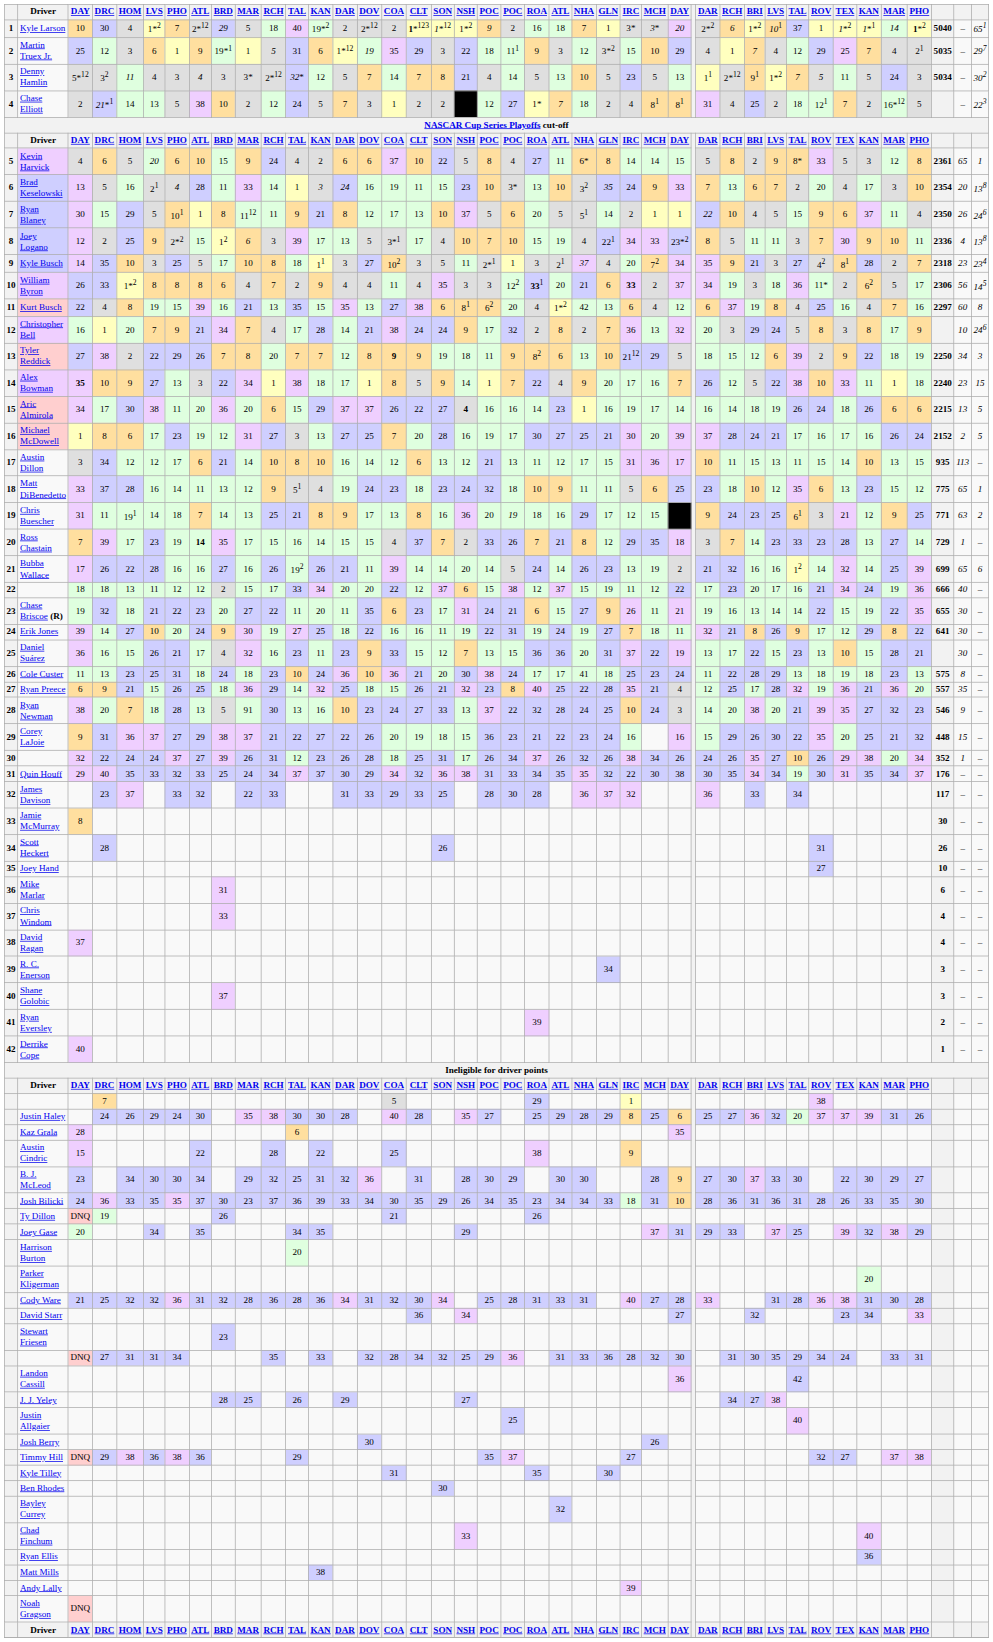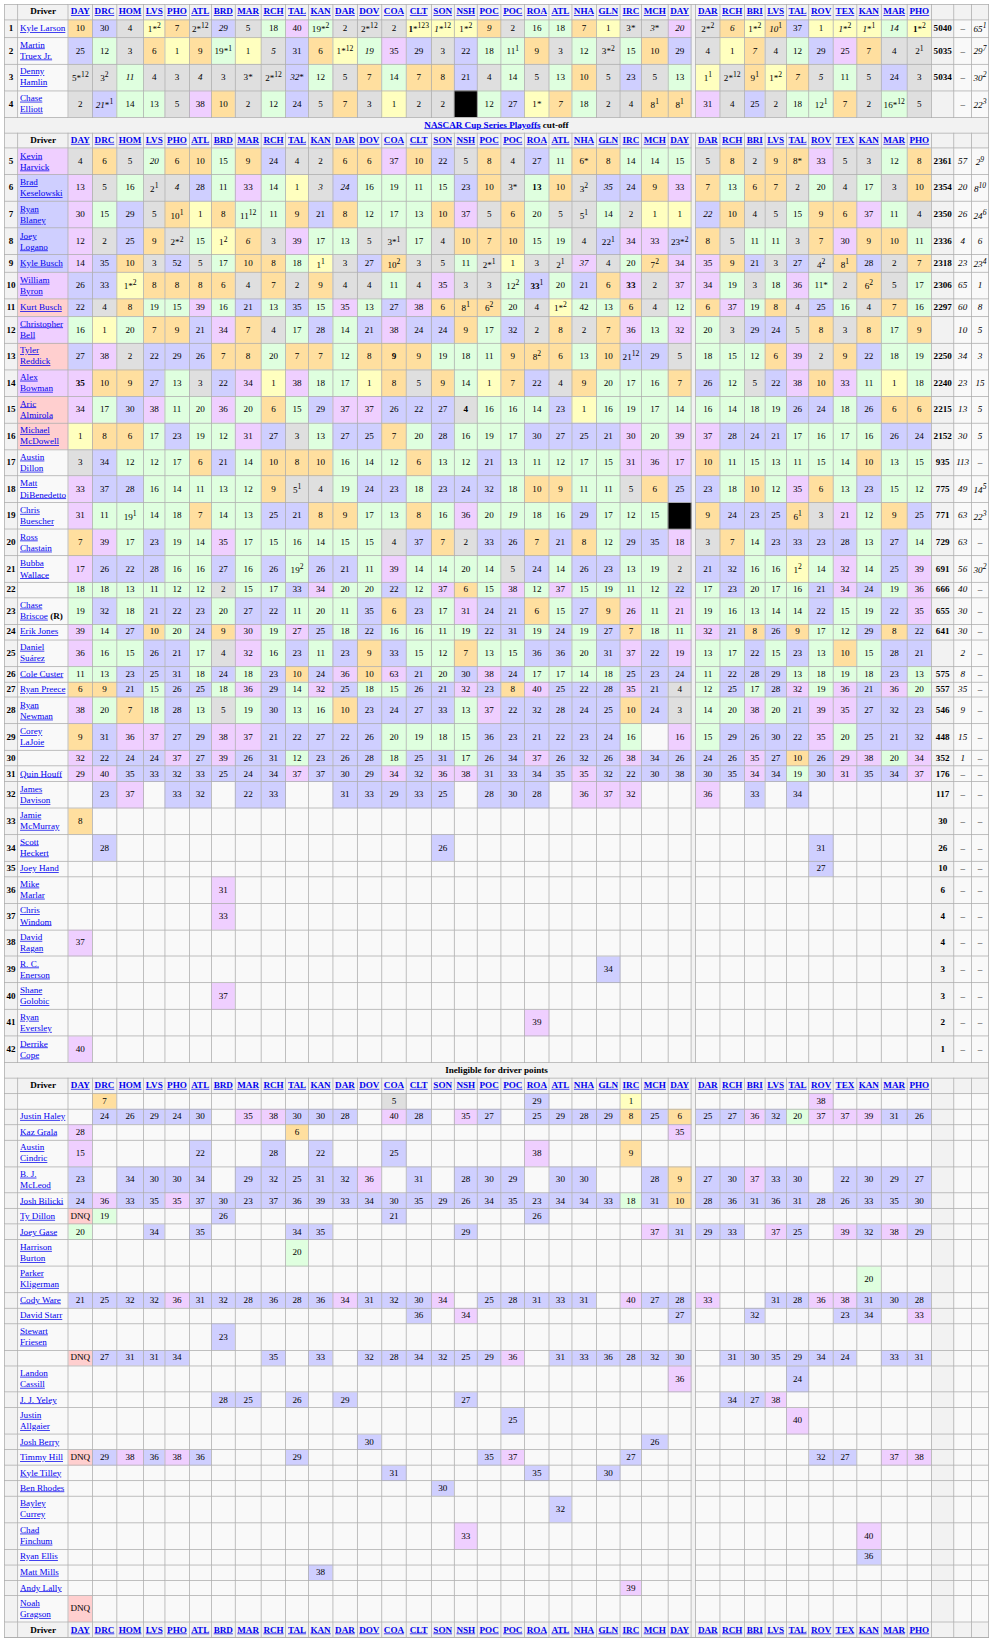(963, 161) 65 -> (963, 161) 57
(980, 161) 1 -> (980, 161) 29
(537, 188) normal -> (537, 188) bold
(980, 188) 138 -> (980, 188) 810
(980, 241) 138 -> (980, 241) 6
(177, 263) 25 -> (177, 263) 52
(963, 286) 56 -> (963, 286) 65
(980, 286) 145 -> (980, 286) 1
(980, 330) 246 -> (980, 330) 5
(963, 436) 2 -> (963, 436) 30
(963, 489) 65 -> (963, 489) 49
(980, 489) 1 -> (980, 489) 145
(980, 516) 2 -> (980, 516) 223
(200, 542) bold -> (200, 542) normal
(963, 542) 1 -> (963, 542) 63
(943, 569) 699 -> (943, 569) 691
(963, 569) 65 -> (963, 569) 56
(980, 569) 6 -> (980, 569) 302
(963, 653) 30 -> (963, 653) 2
(394, 674) 36 -> (394, 674) 63
(584, 674) 41 -> (584, 674) 14
(248, 711) 91 -> (248, 711) 19
(798, 1379) 42 -> (798, 1379) 24
